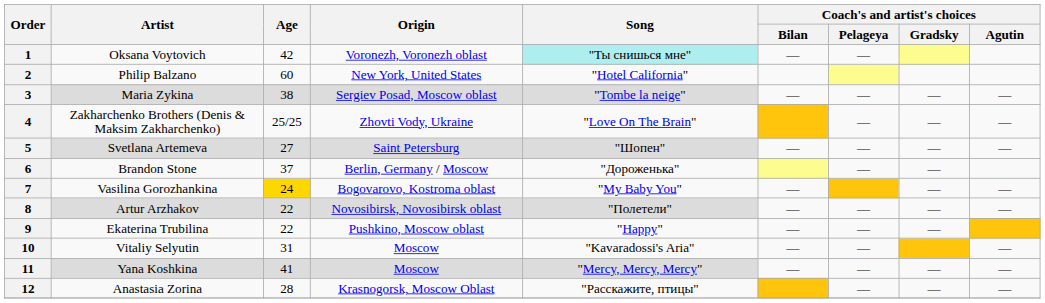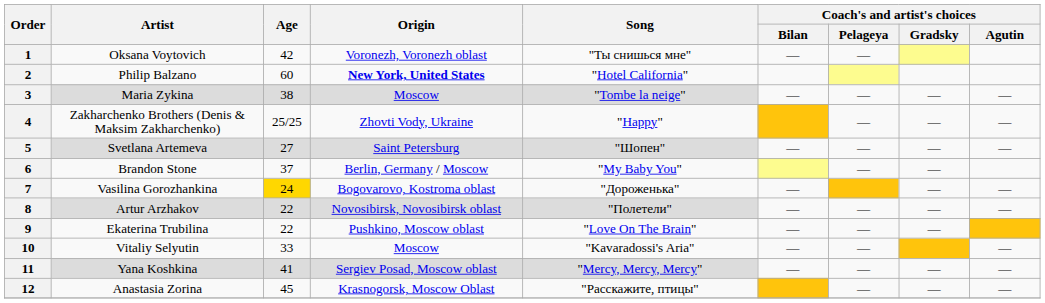(640, 54) paleturquoise background -> (640, 54) no background
(416, 74) normal -> (416, 74) bold
(416, 94) Sergiev Posad, Moscow oblast -> (416, 94) Moscow
(640, 121) "Love On The Brain" -> (640, 121) "Happy"
(640, 168) "Дороженька" -> (640, 168) "My Baby You"
(640, 188) "My Baby You" -> (640, 188) "Дороженька"
(640, 228) "Happy" -> (640, 228) "Love On The Brain"
(287, 248) 31 -> (287, 248) 33
(416, 268) Moscow -> (416, 268) Sergiev Posad, Moscow oblast
(287, 288) 28 -> (287, 288) 45
